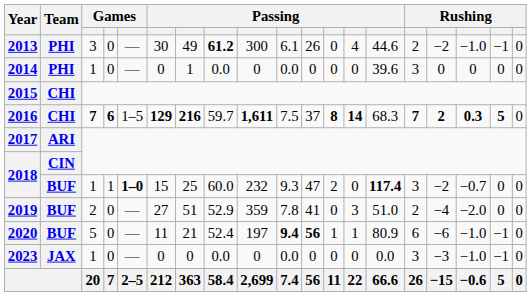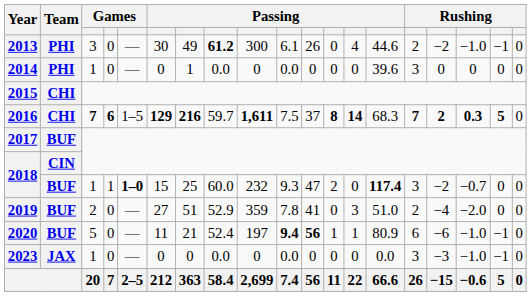(61, 139) ARI -> (61, 139) BUF
